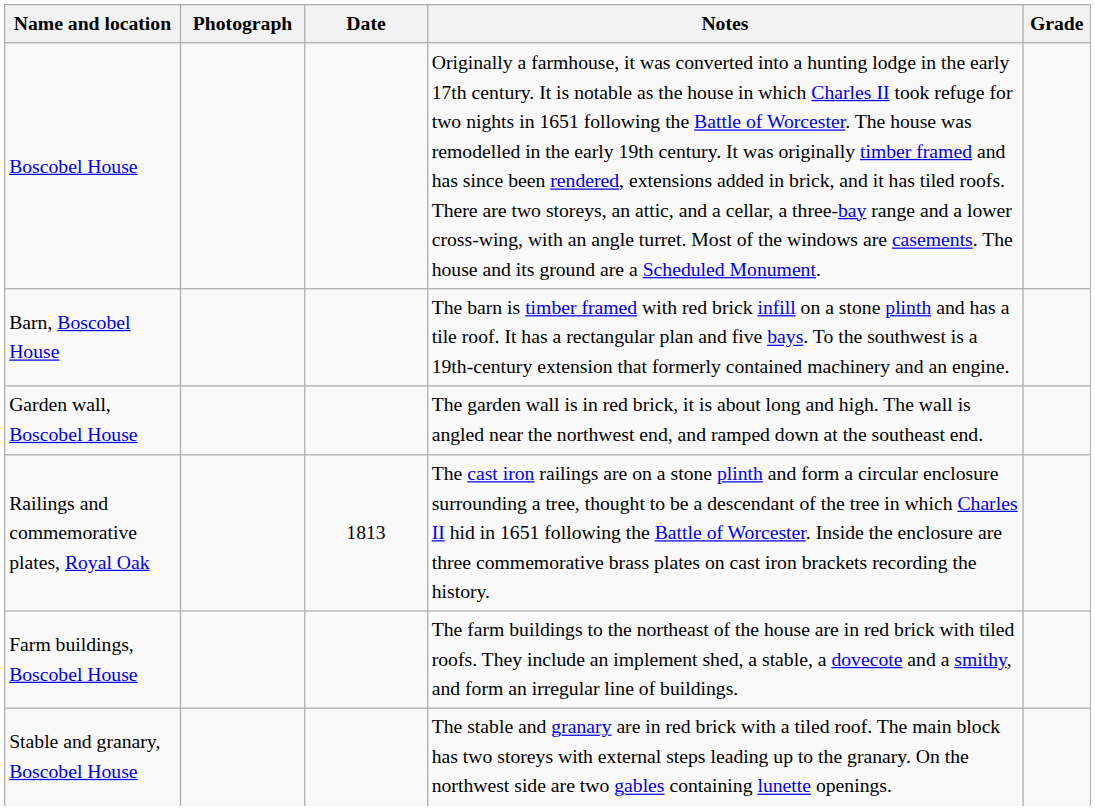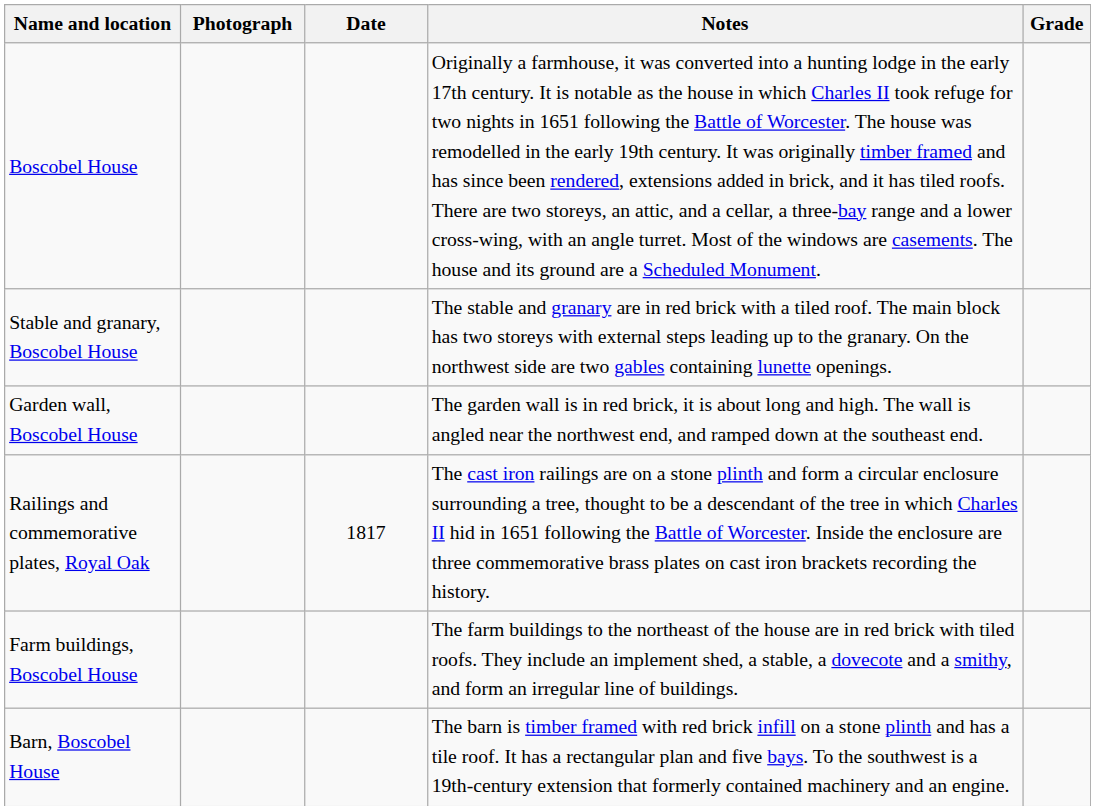rows swapped: (70, 337) <-> (85, 757)
(366, 532) 1813 -> (366, 532) 1817
